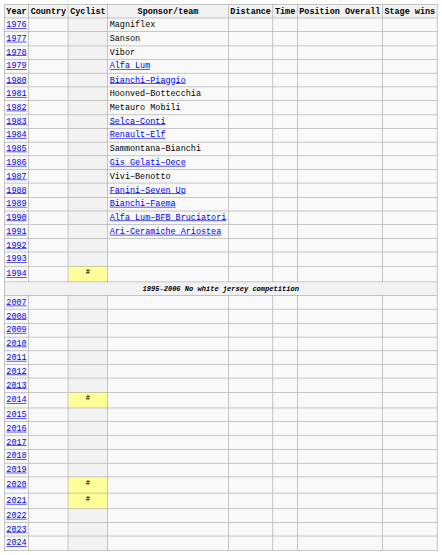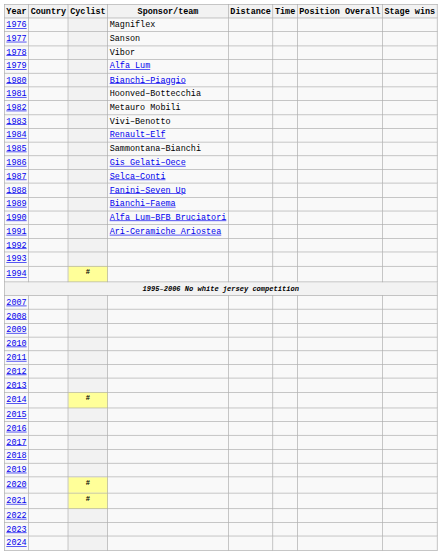(138, 121) Selca–Conti -> (140, 121) Vivi–Benotto
(140, 176) Vivi–Benotto -> (138, 176) Selca–Conti
